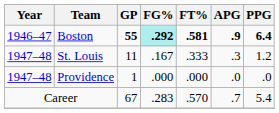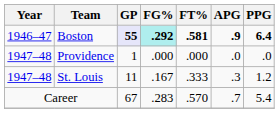(131, 35) no background -> (131, 35) lavender background
rows swapped: (80, 56) <-> (86, 77)
